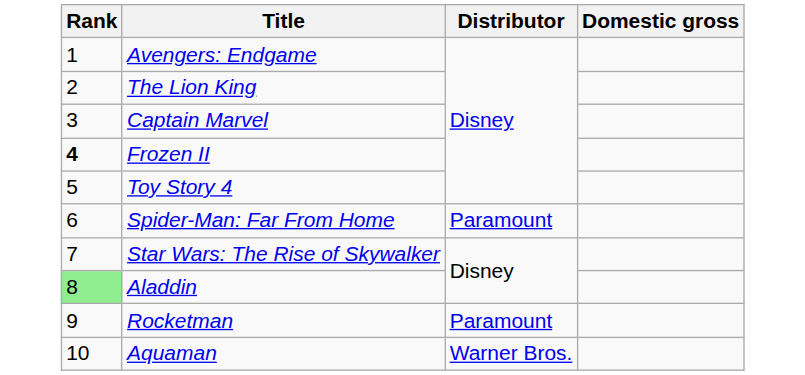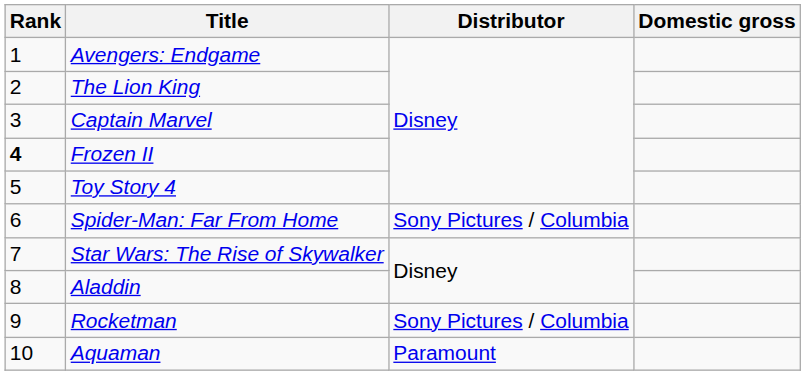(501, 220) Paramount -> (511, 220) Sony Pictures / Columbia
(72, 287) lightgreen background -> (16, 287) no background
(501, 320) Paramount -> (511, 320) Sony Pictures / Columbia
(511, 353) Warner Bros. -> (445, 353) Paramount
